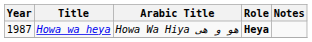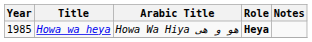(19, 30) 1987 -> (19, 30) 1985
